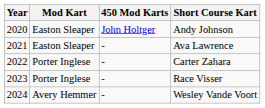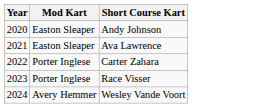- column: (135, 12)
